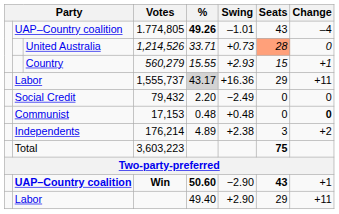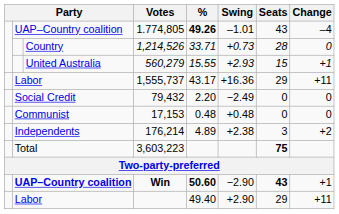(63, 47) United Australia -> (44, 47) Country
(282, 47) lightsalmon background -> (282, 47) no background
(44, 64) Country -> (63, 64) United Australia
(202, 81) lightgrey background -> (202, 81) no background
(329, 115) bold -> (329, 115) normal
